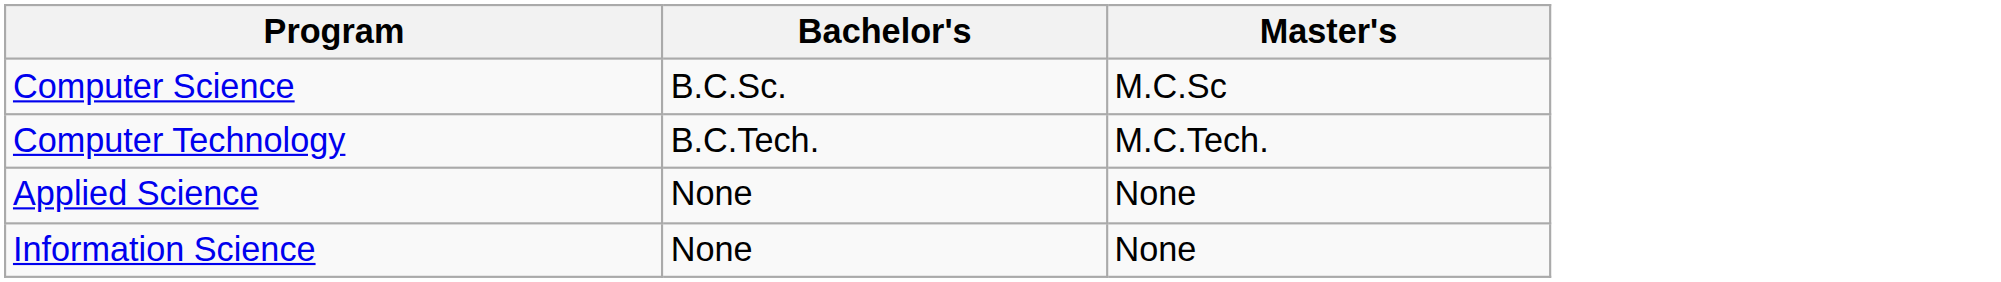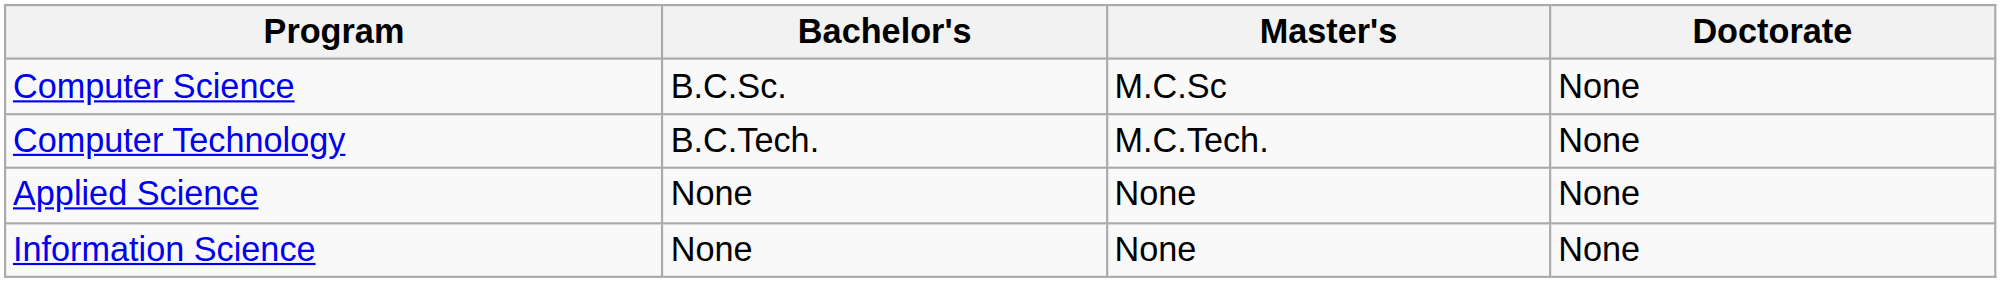+ column: (1772, 31)
